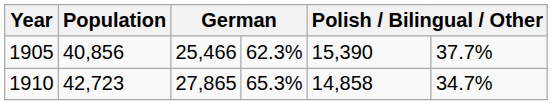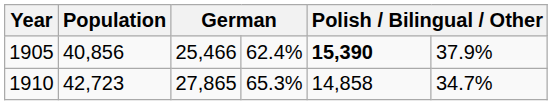(274, 52) 62.3% -> (274, 52) 62.4%
(342, 52) normal -> (342, 52) bold
(464, 52) 37.7% -> (464, 52) 37.9%
